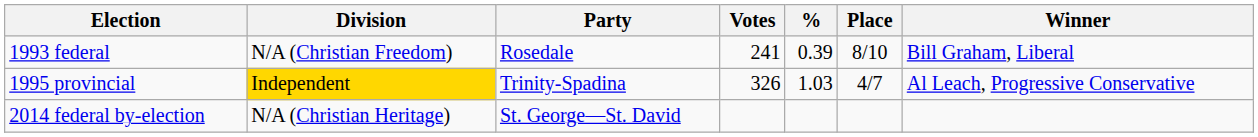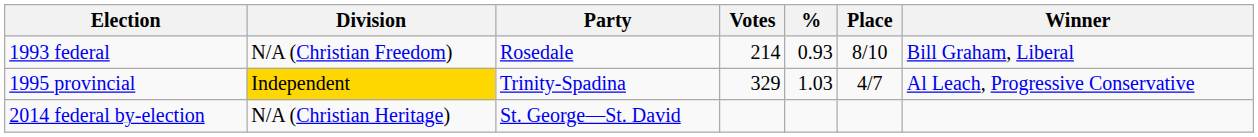(766, 52) 241 -> (766, 52) 214
(815, 52) 0.39 -> (815, 52) 0.93
(766, 83) 326 -> (766, 83) 329
